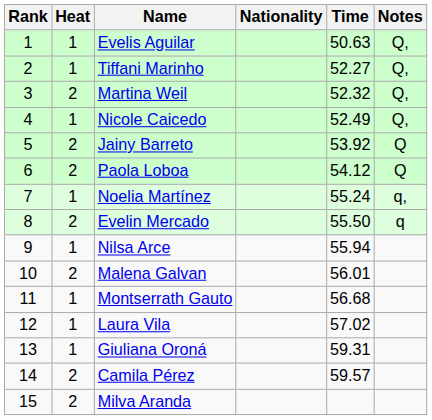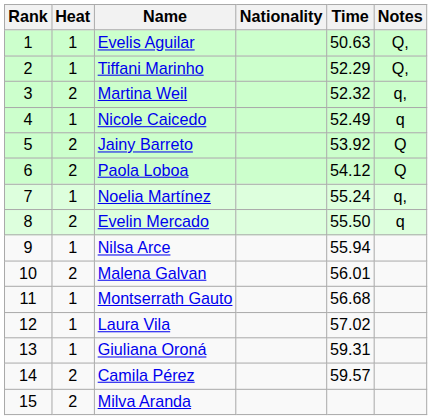(350, 68) 52.27 -> (350, 68) 52.29
(400, 94) Q, -> (400, 94) q,
(400, 119) Q, -> (400, 119) q
